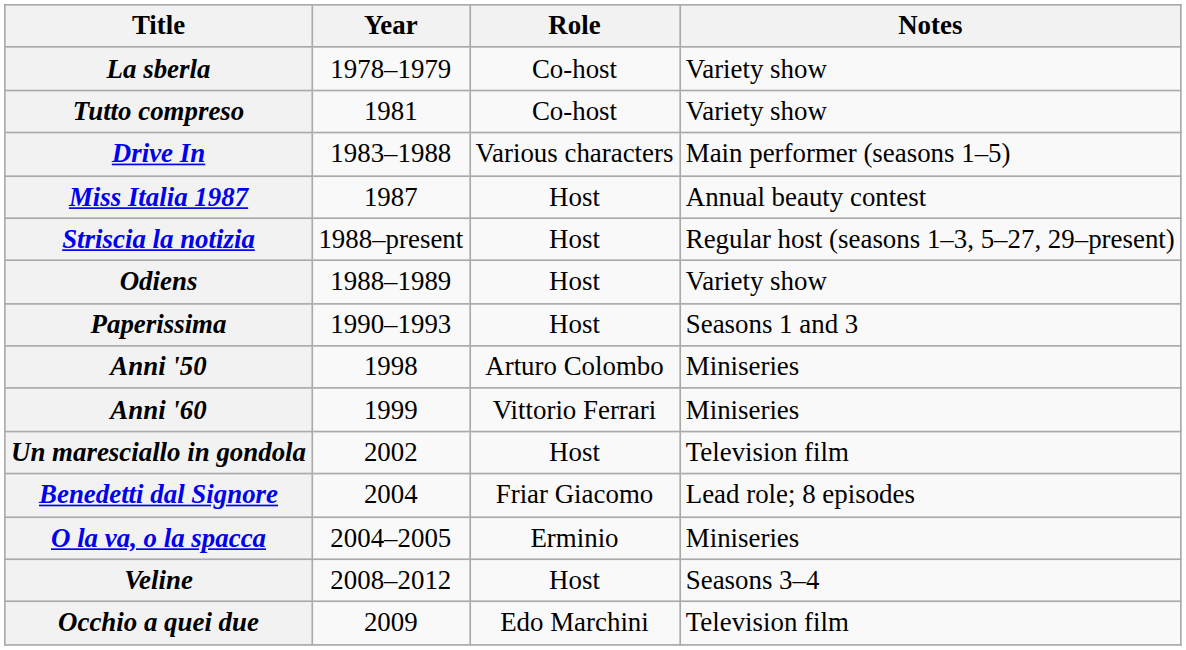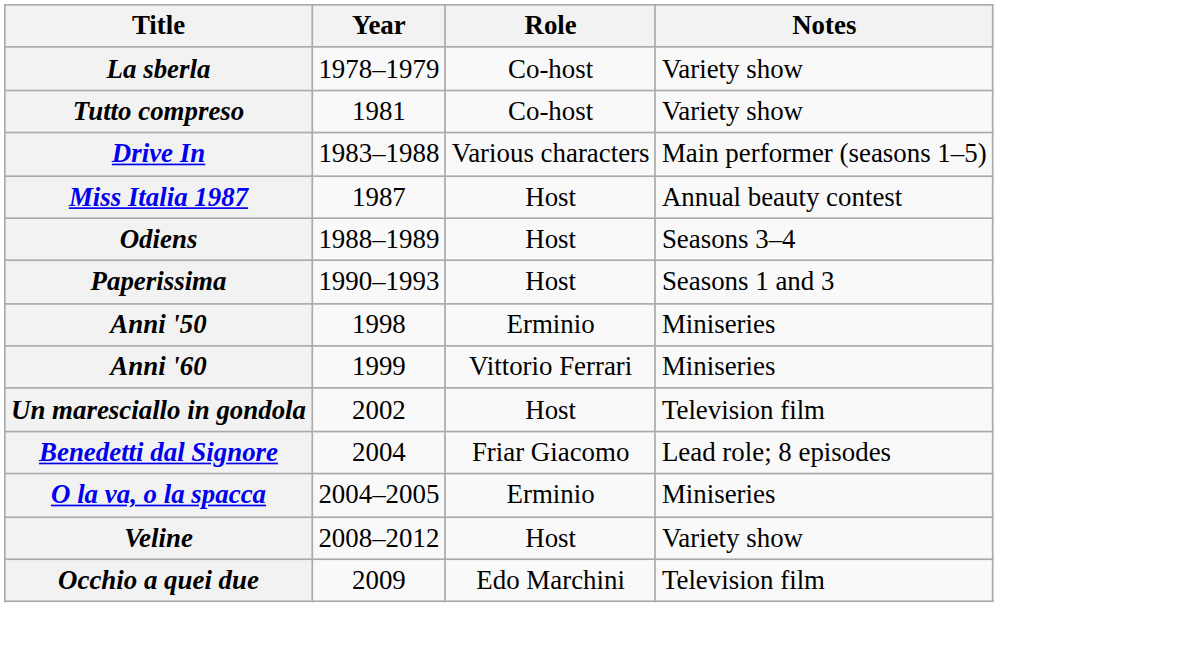- row: (159, 238)
(756, 281) Variety show -> (729, 238) Seasons 3–4
(574, 366) Arturo Colombo -> (551, 324) Erminio
(753, 580) Seasons 3–4 -> (732, 537) Variety show
